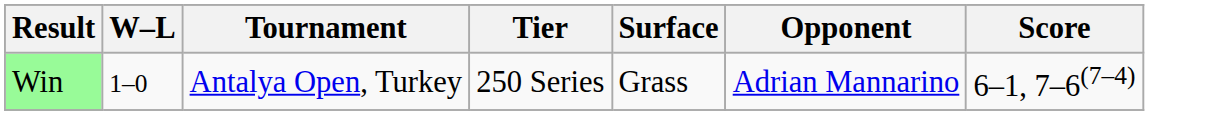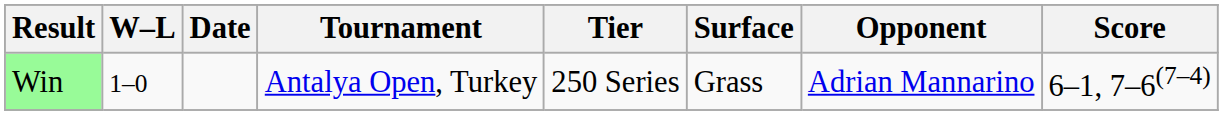+ column: (220, 28)
